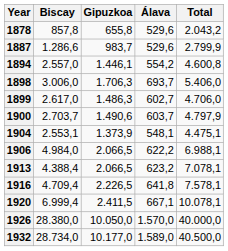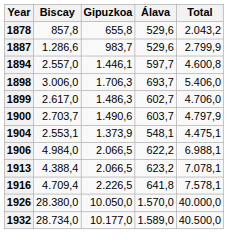(160, 64) 554,2 -> (160, 64) 597,7
- row: (19, 202)
